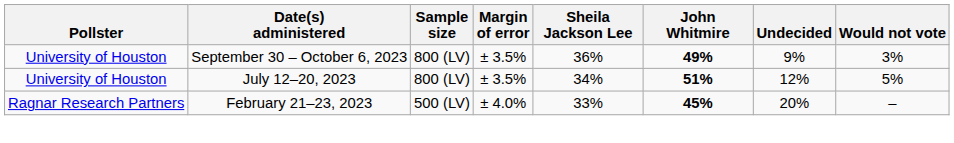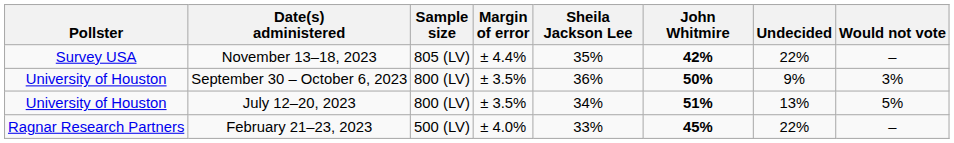+ row: (299, 57)
(698, 57) 49% -> (698, 80) 50%
(794, 80) 12% -> (794, 103) 13%
(794, 103) 20% -> (794, 127) 22%
